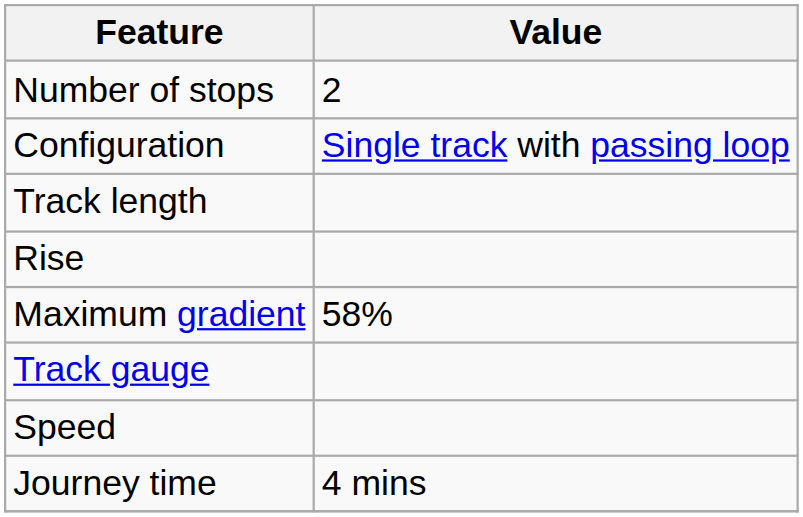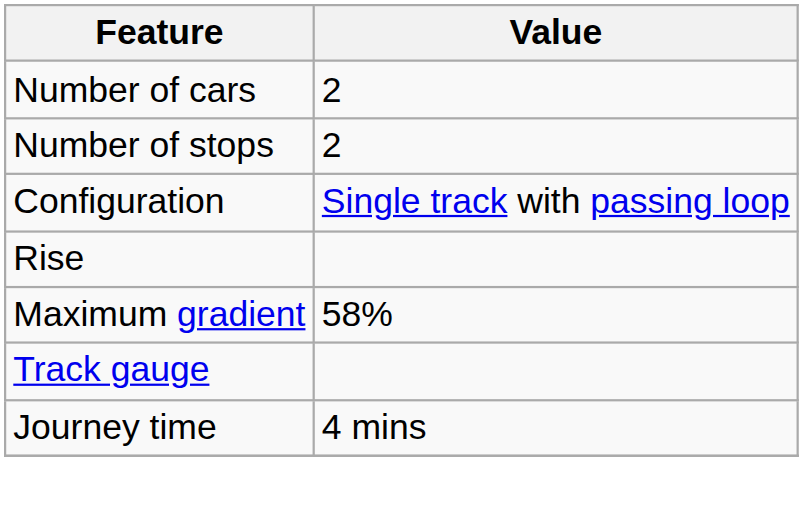+ row: (135, 88)
- row: (110, 201)
- row: (65, 426)
